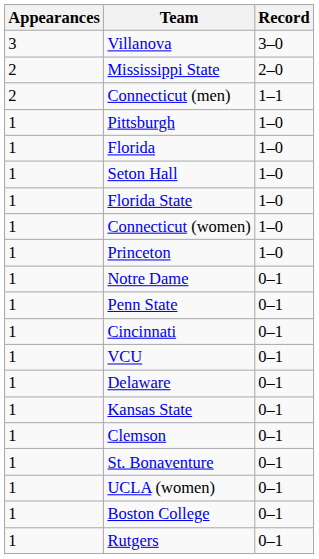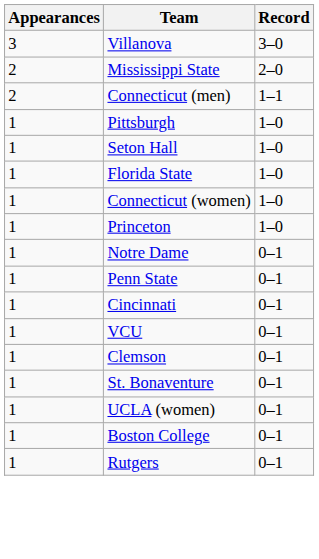- row: (131, 148)
- row: (139, 383)
- row: (150, 409)
